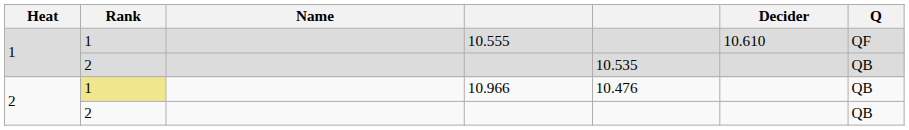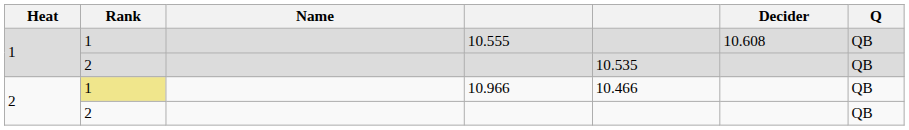(744, 40) 10.610 -> (744, 40) 10.608
(861, 40) QF -> (862, 40) QB
(617, 88) 10.476 -> (617, 88) 10.466
